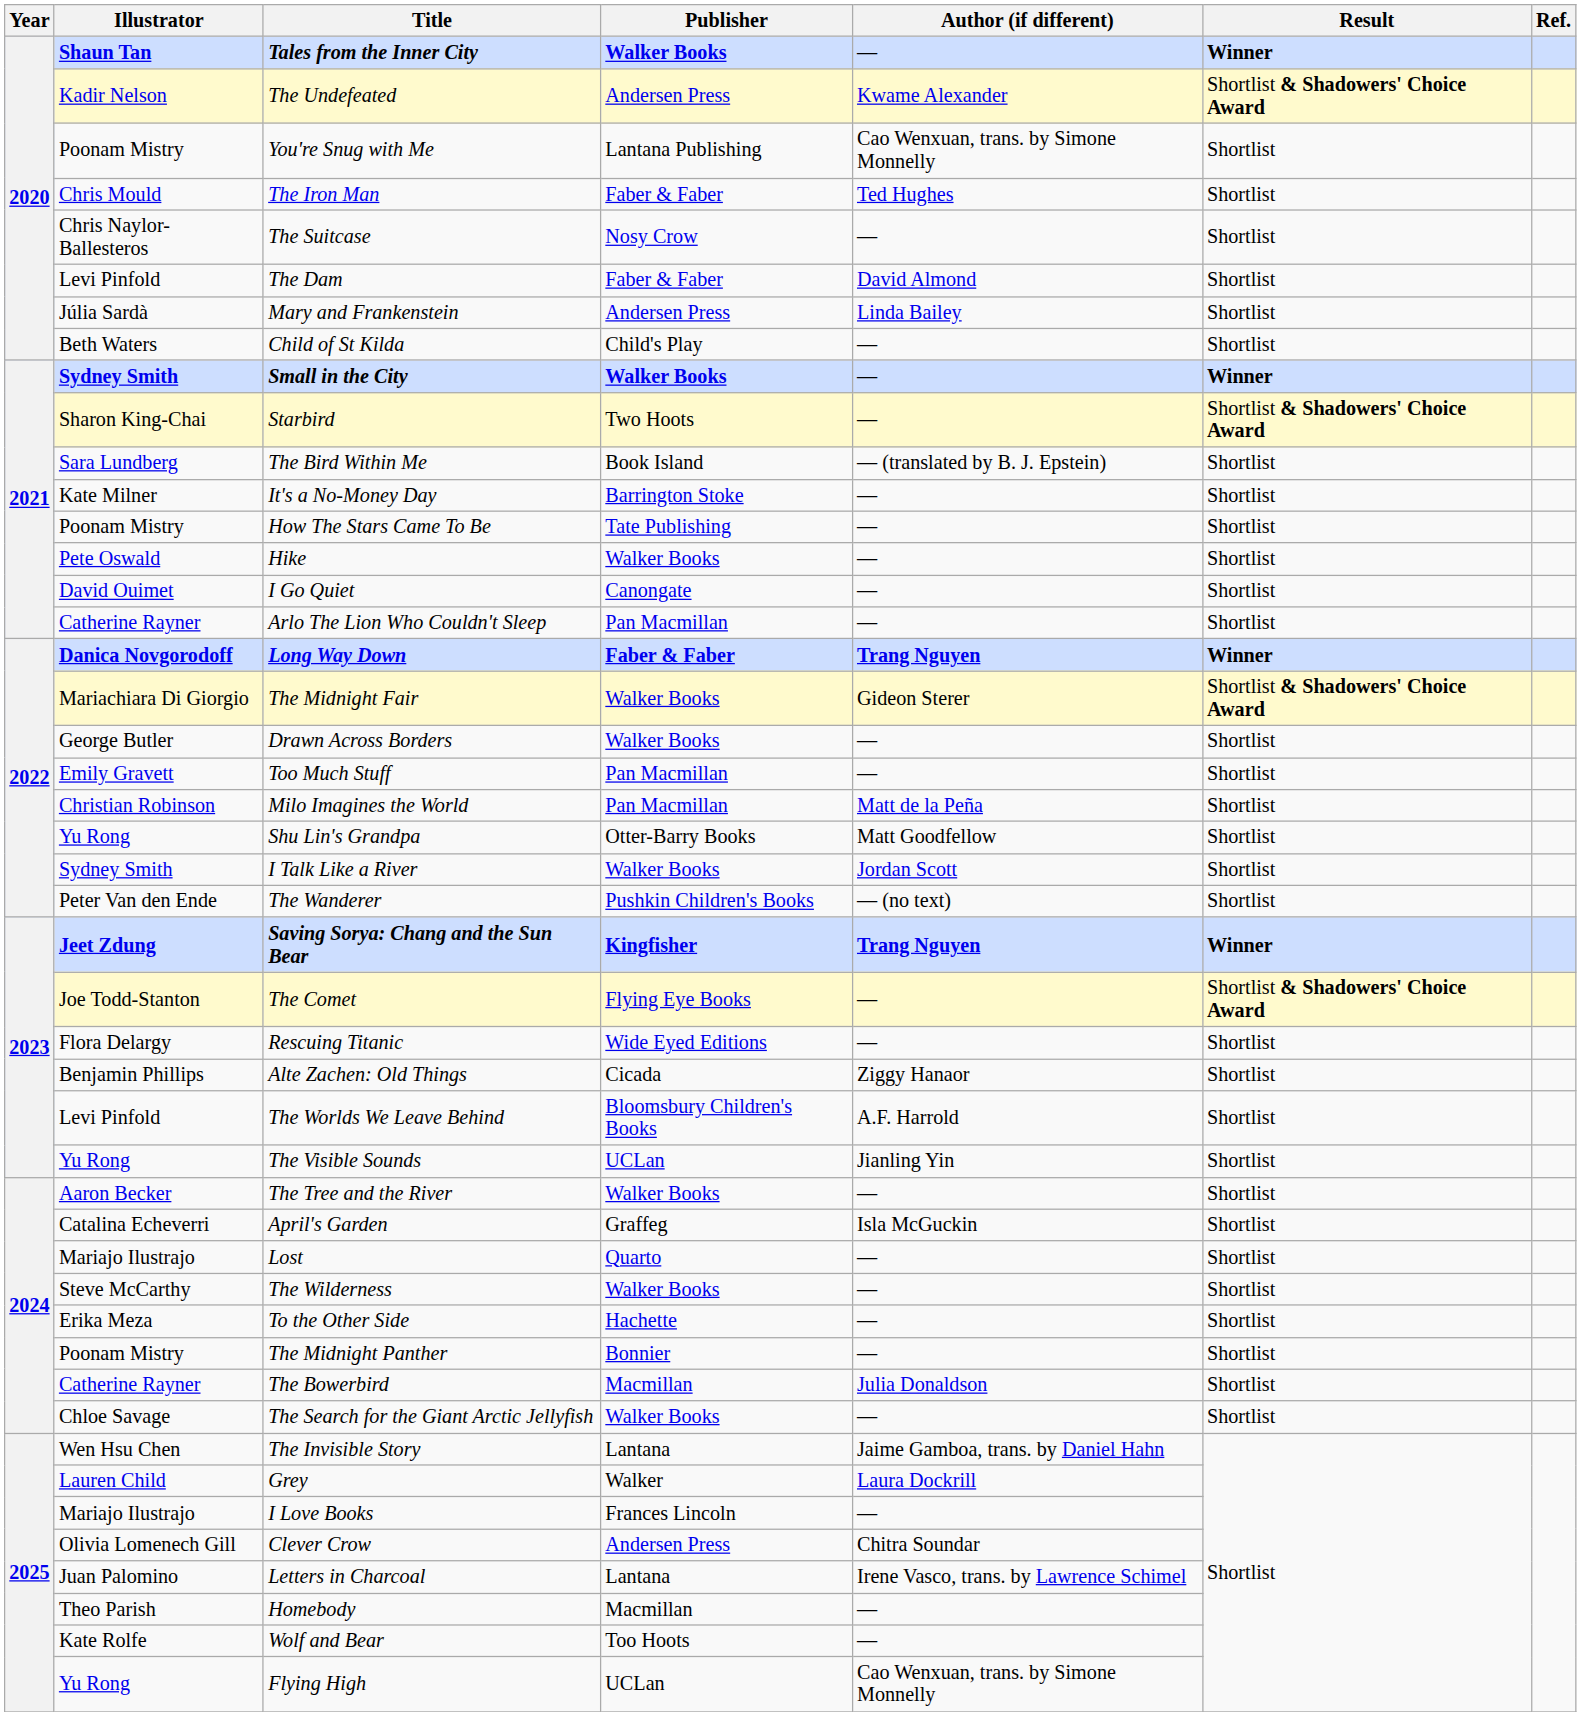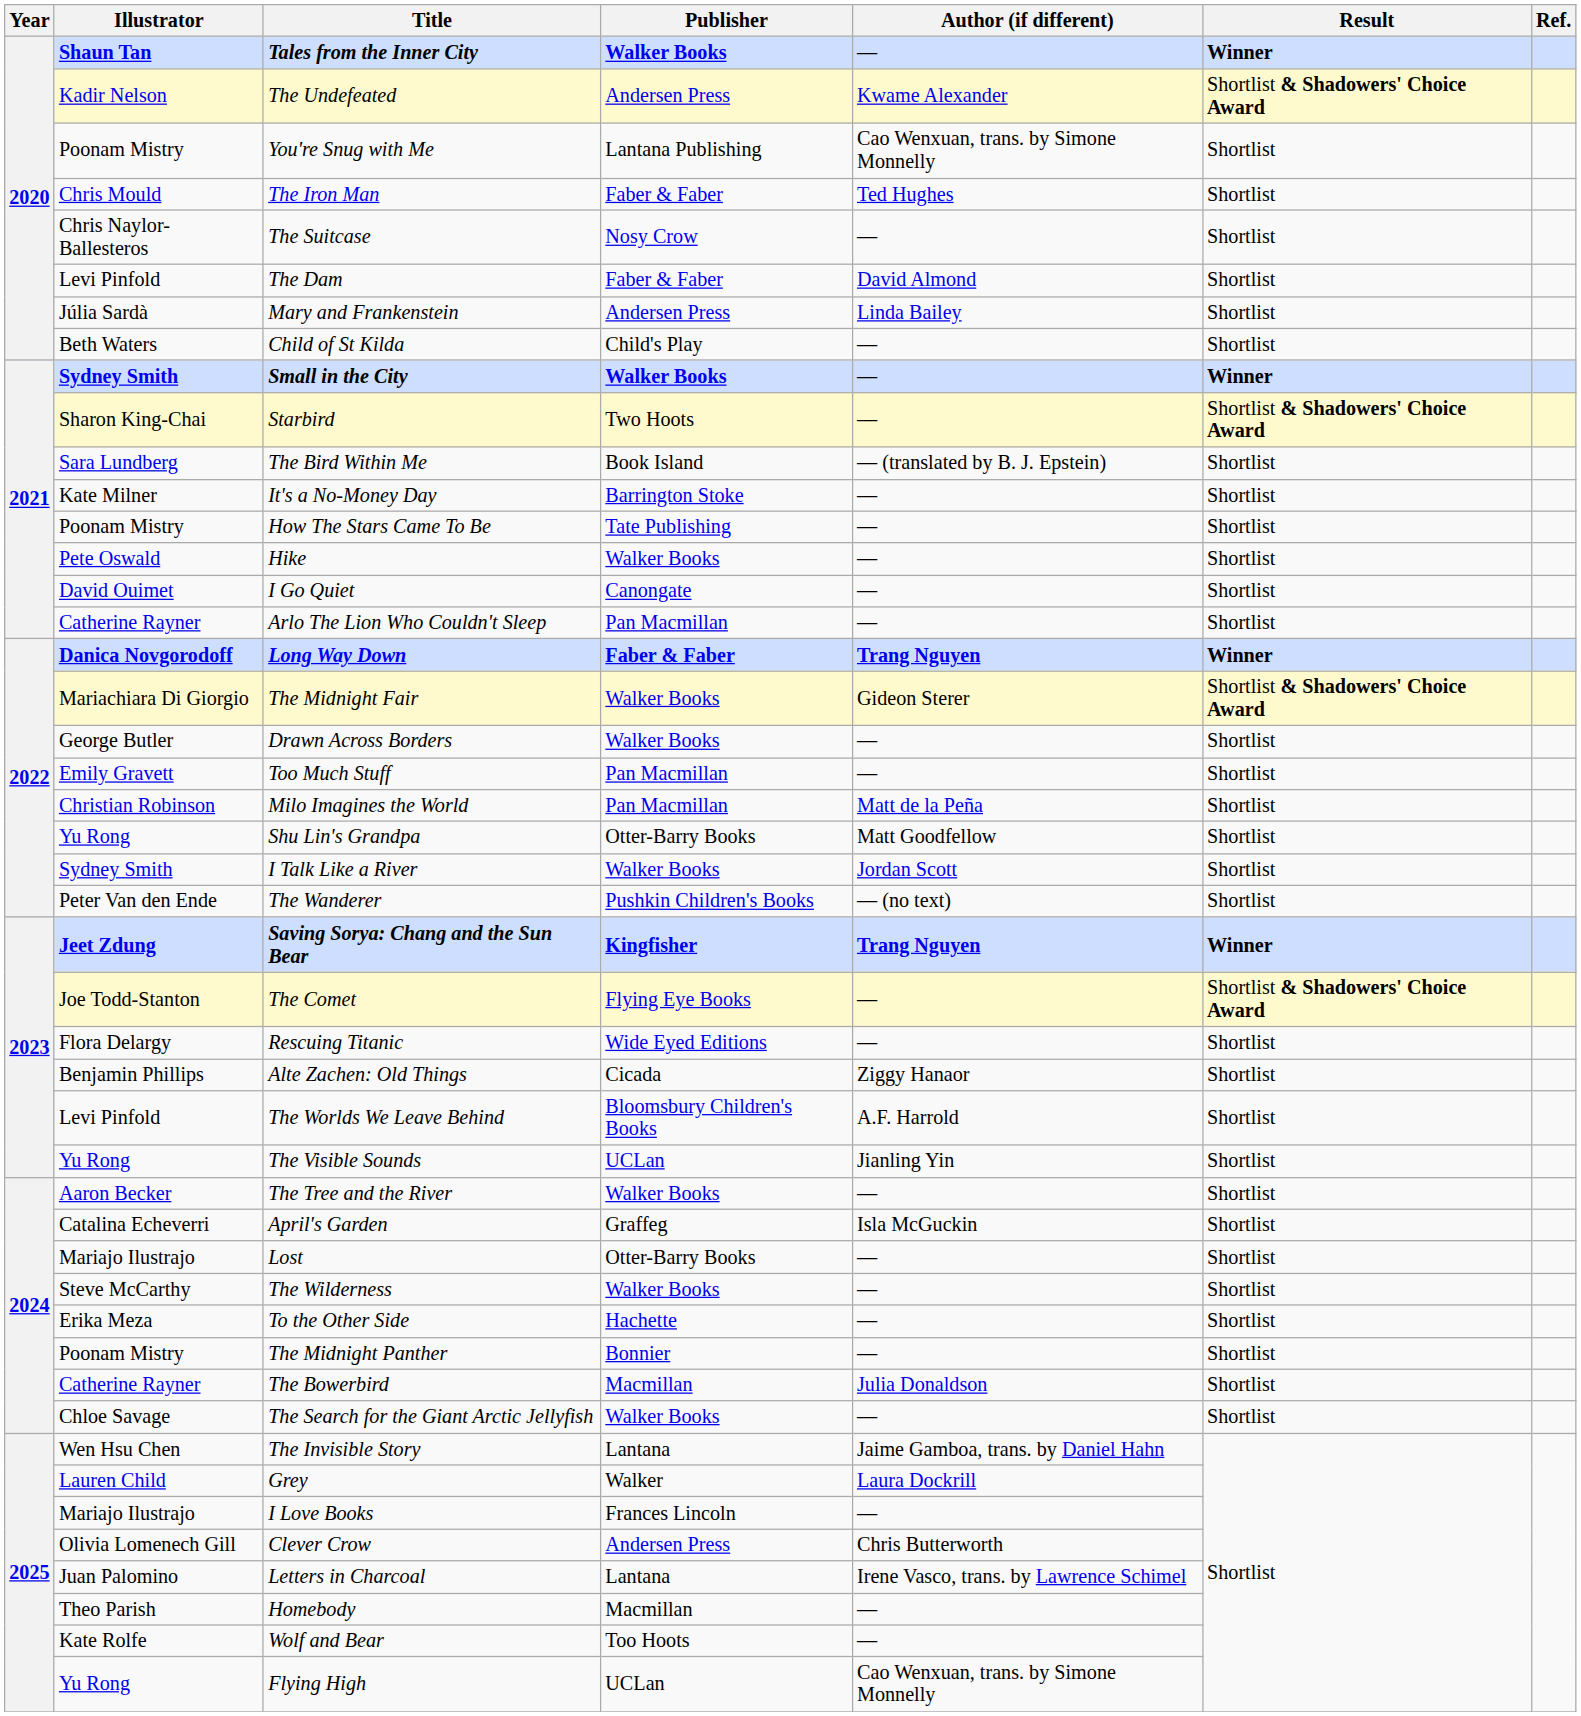(633, 1257) Quarto -> (680, 1257) Otter-Barry Books
(918, 1544) Chitra Soundar -> (930, 1544) Chris Butterworth
